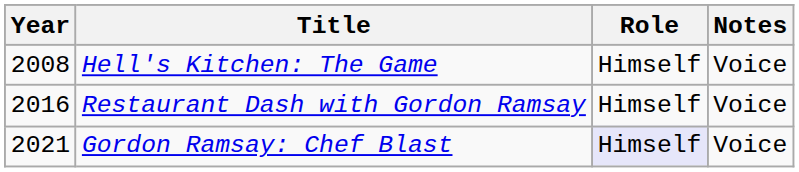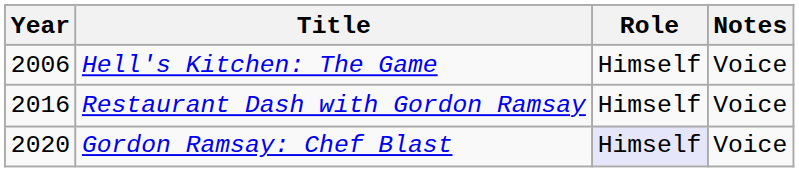(40, 65) 2008 -> (40, 65) 2006
(40, 146) 2021 -> (40, 146) 2020
